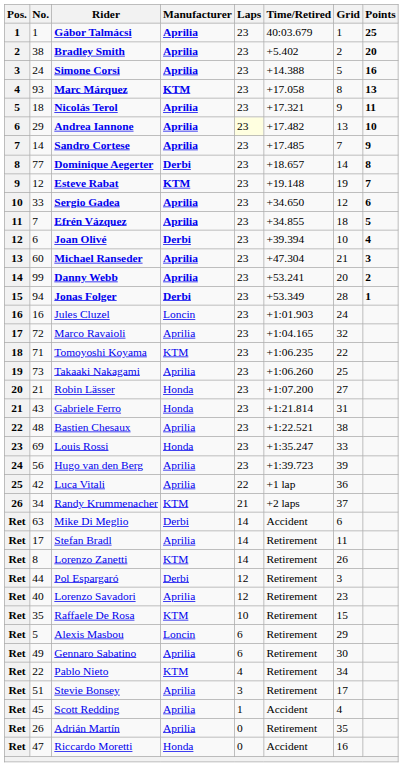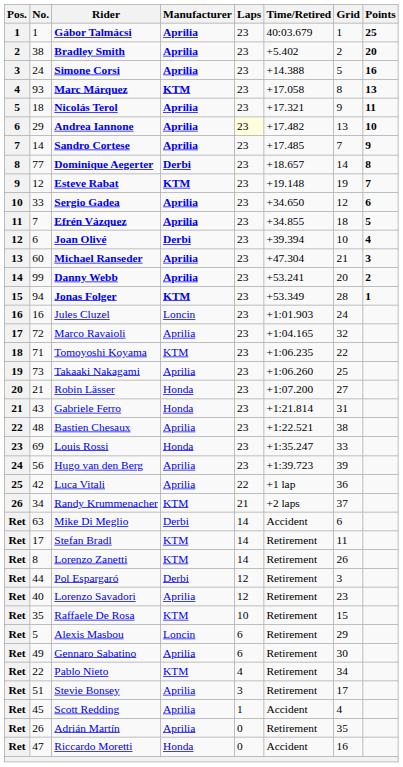(177, 296) Derbi -> (177, 296) KTM
(179, 540) Aprilia -> (176, 540) KTM
